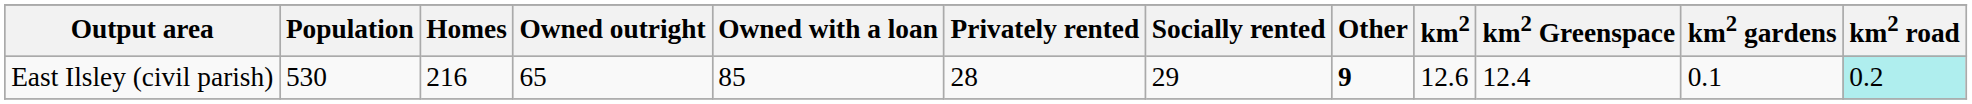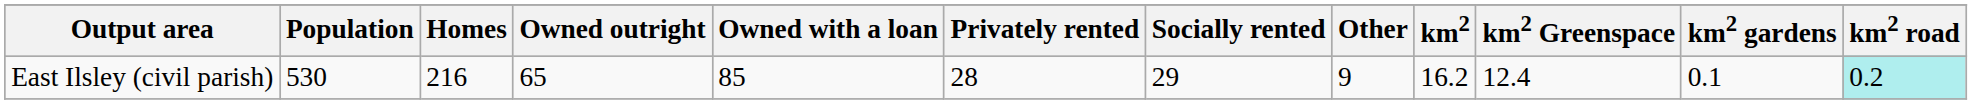(1345, 76) bold -> (1345, 76) normal
(1444, 76) 12.6 -> (1444, 76) 16.2
